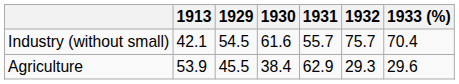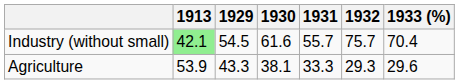(192, 41) no background -> (192, 41) lightgreen background
(234, 66) 45.5 -> (234, 66) 43.3
(276, 66) 38.4 -> (276, 66) 38.1
(318, 66) 62.9 -> (318, 66) 33.3
